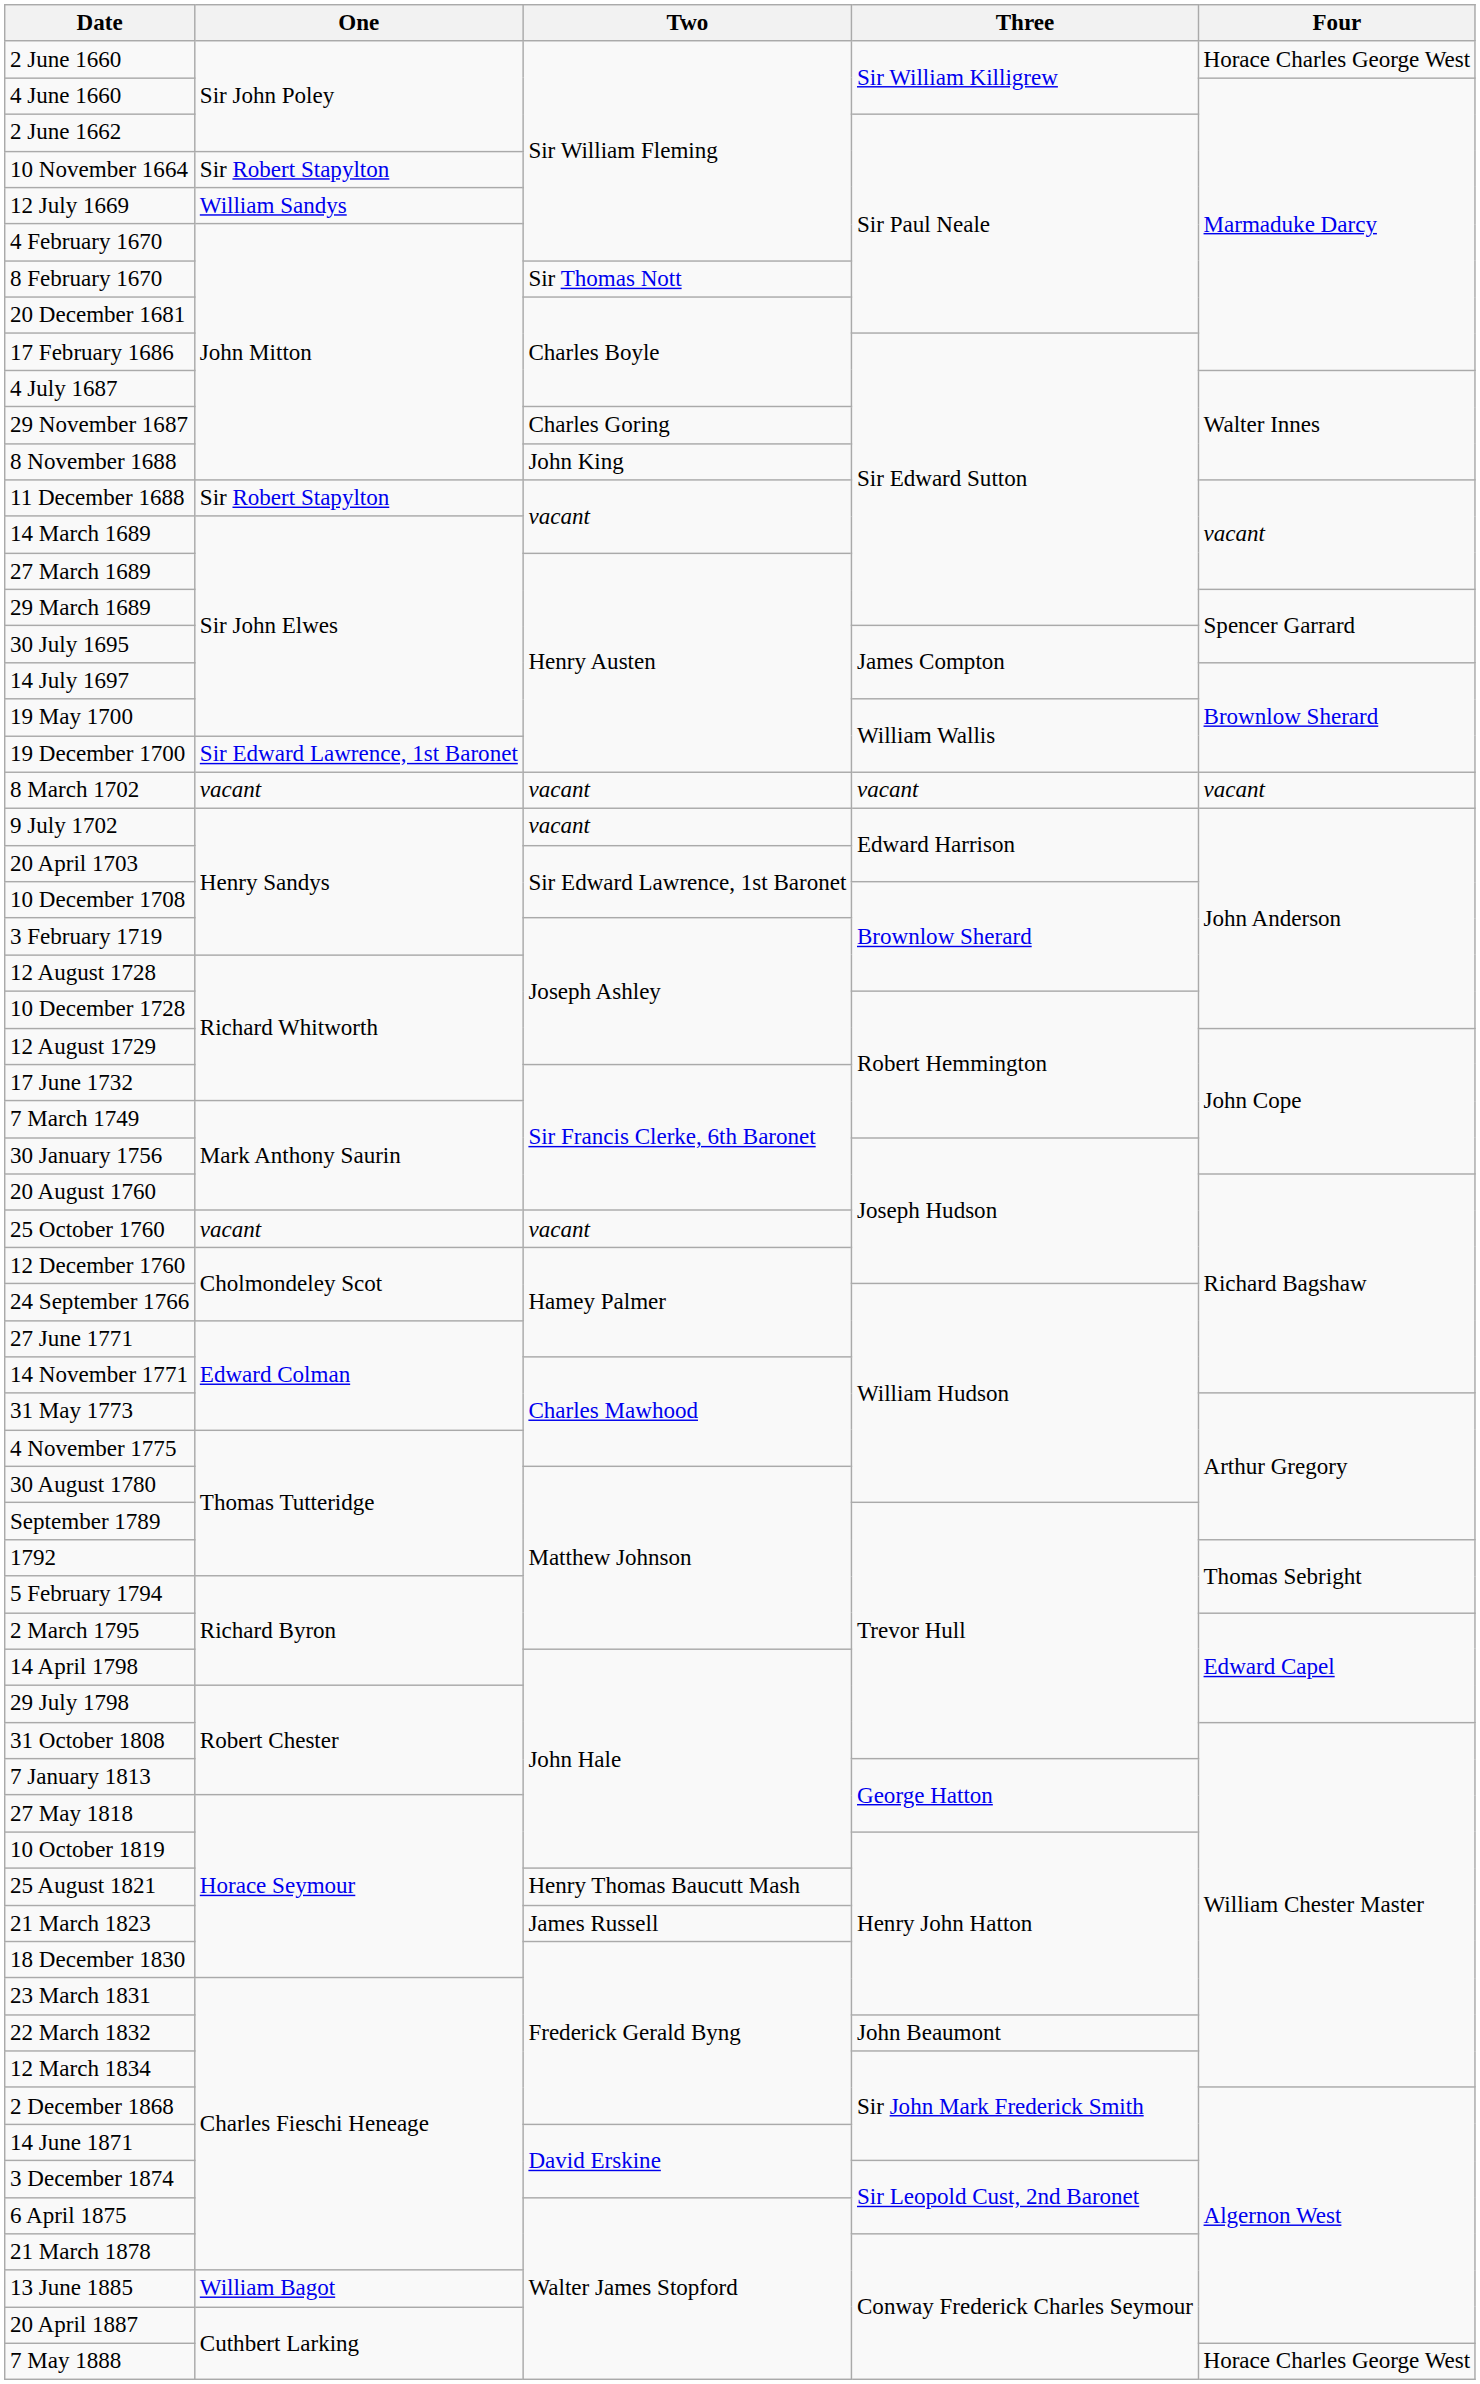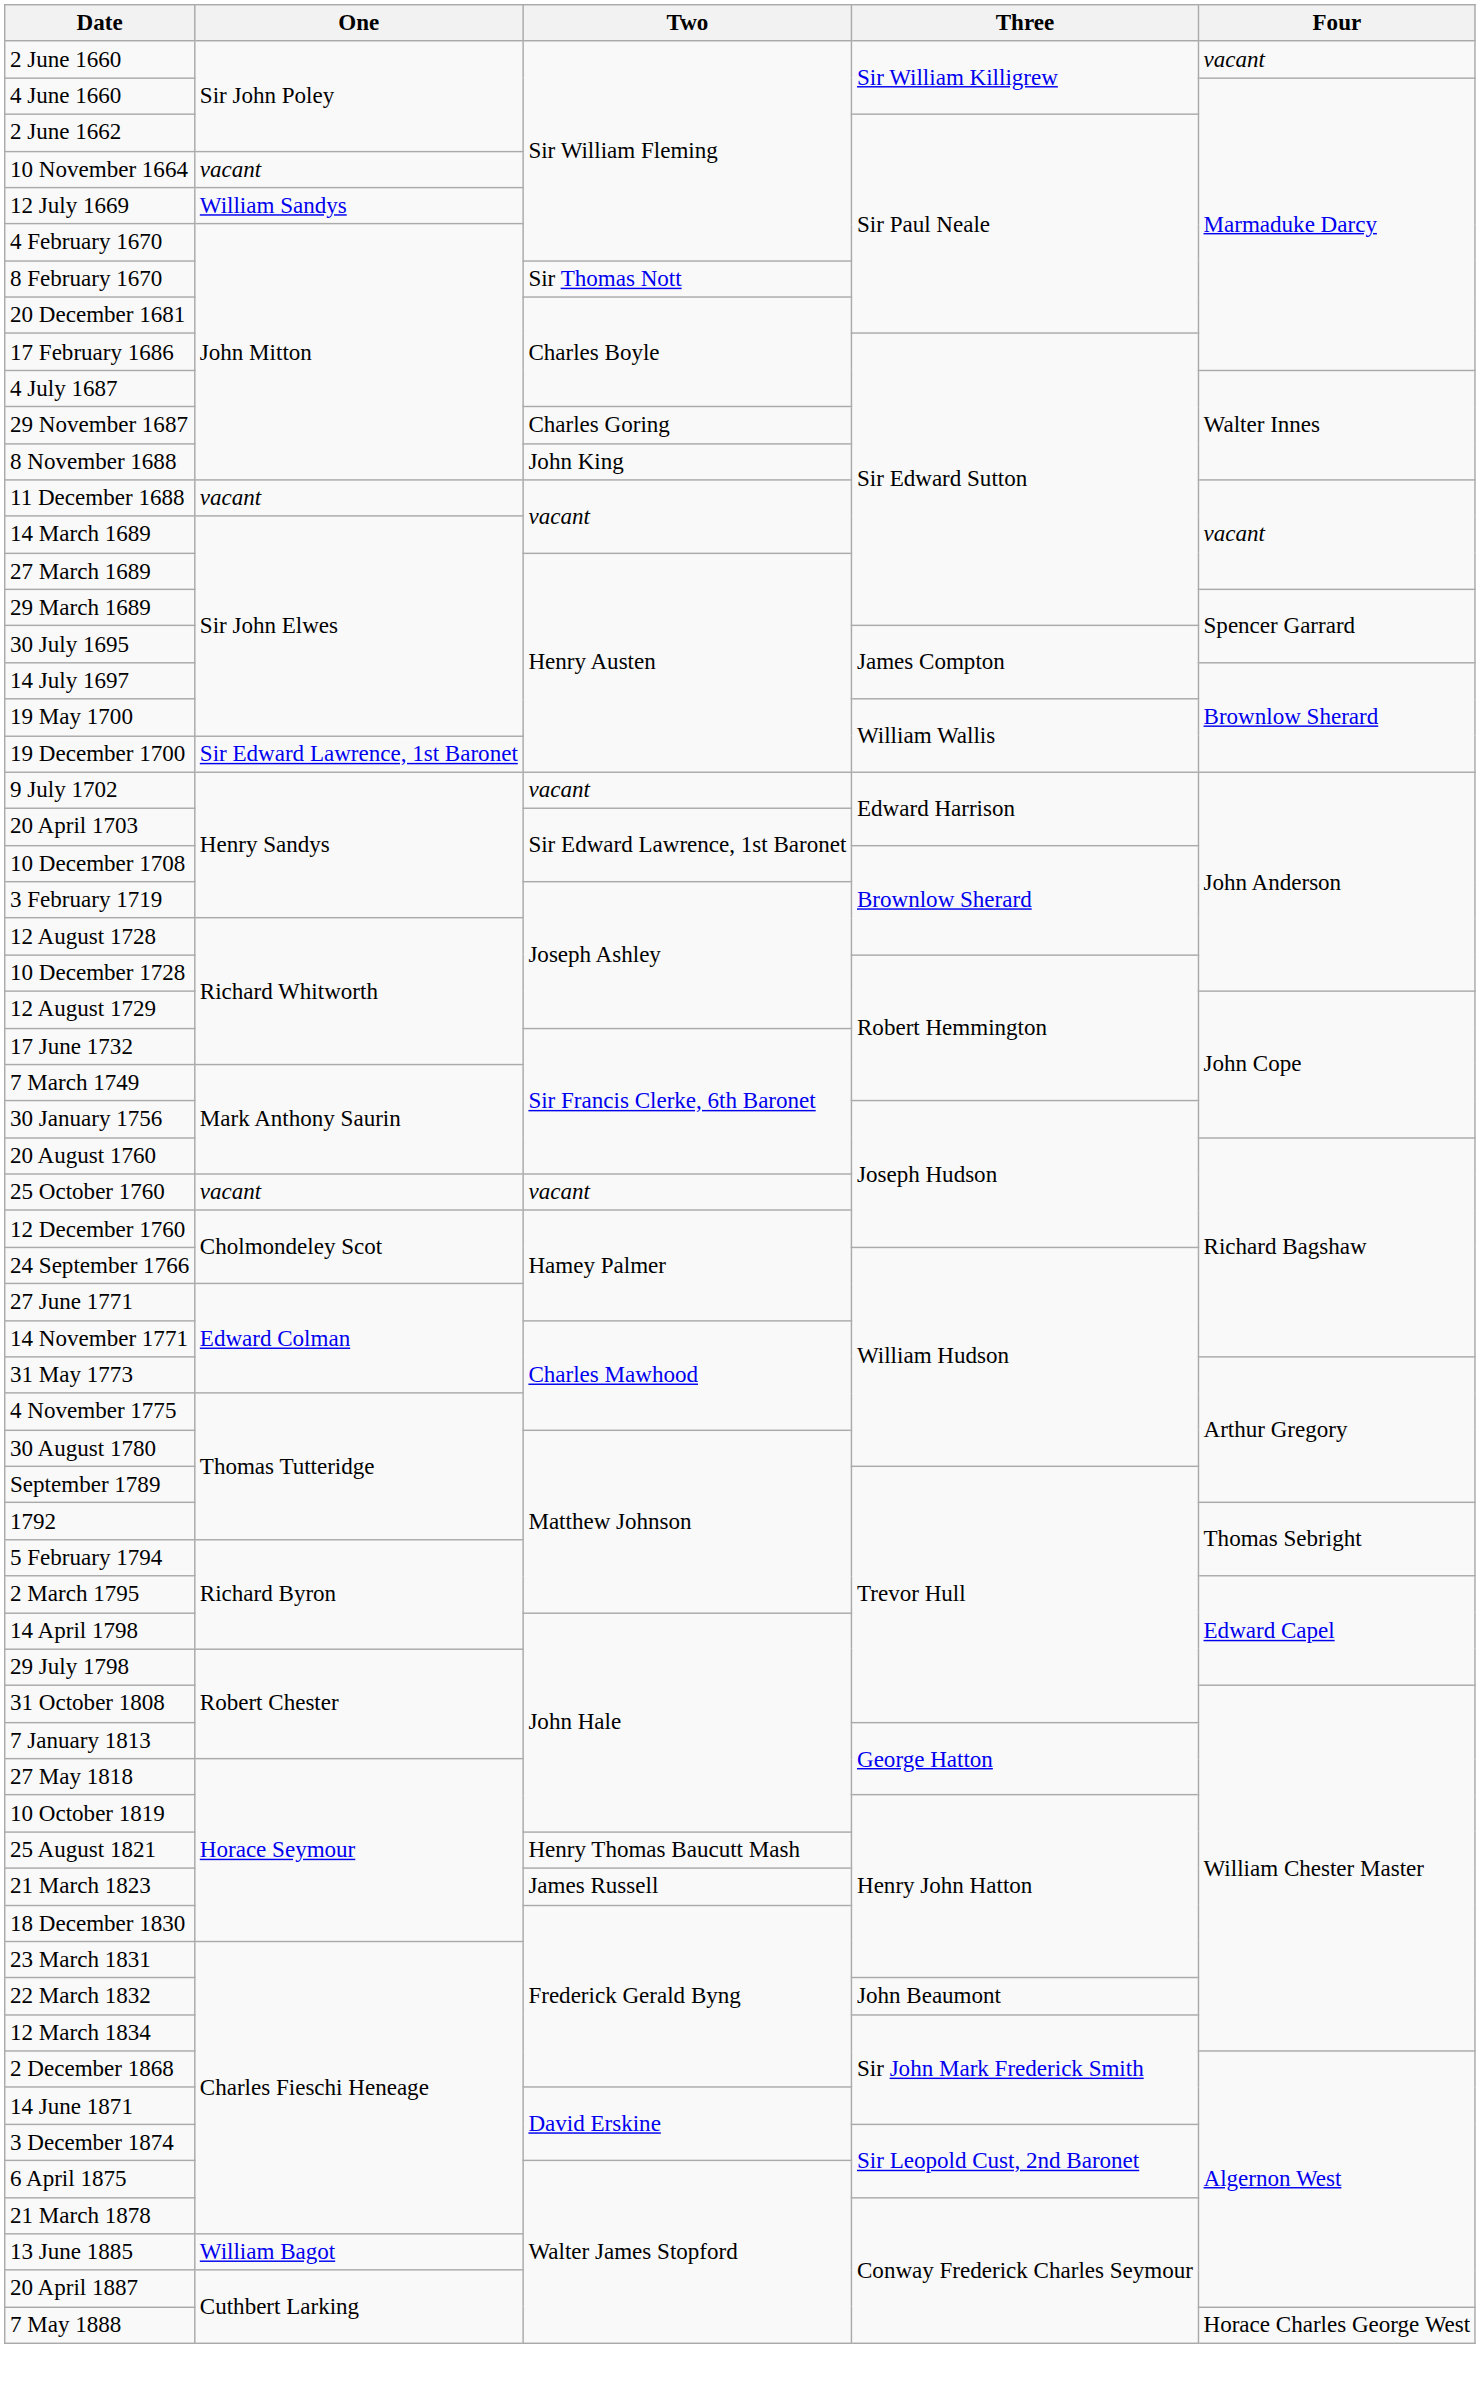(1337, 59) Horace Charles George West -> (1234, 59) vacant
(295, 168) Sir Robert Stapylton -> (231, 168) vacant
(295, 497) Sir Robert Stapylton -> (231, 497) vacant
- row: (75, 790)
